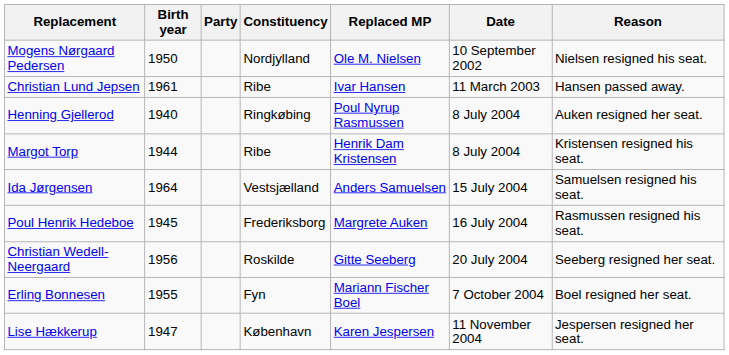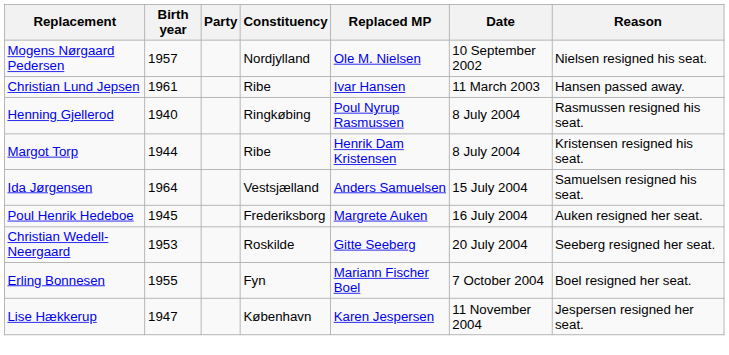(163, 58) 1950 -> (163, 58) 1957
(629, 115) Auken resigned her seat. -> (628, 115) Rasmussen resigned his seat.
(628, 223) Rasmussen resigned his seat. -> (629, 216) Auken resigned her seat.
(163, 259) 1956 -> (163, 244) 1953
